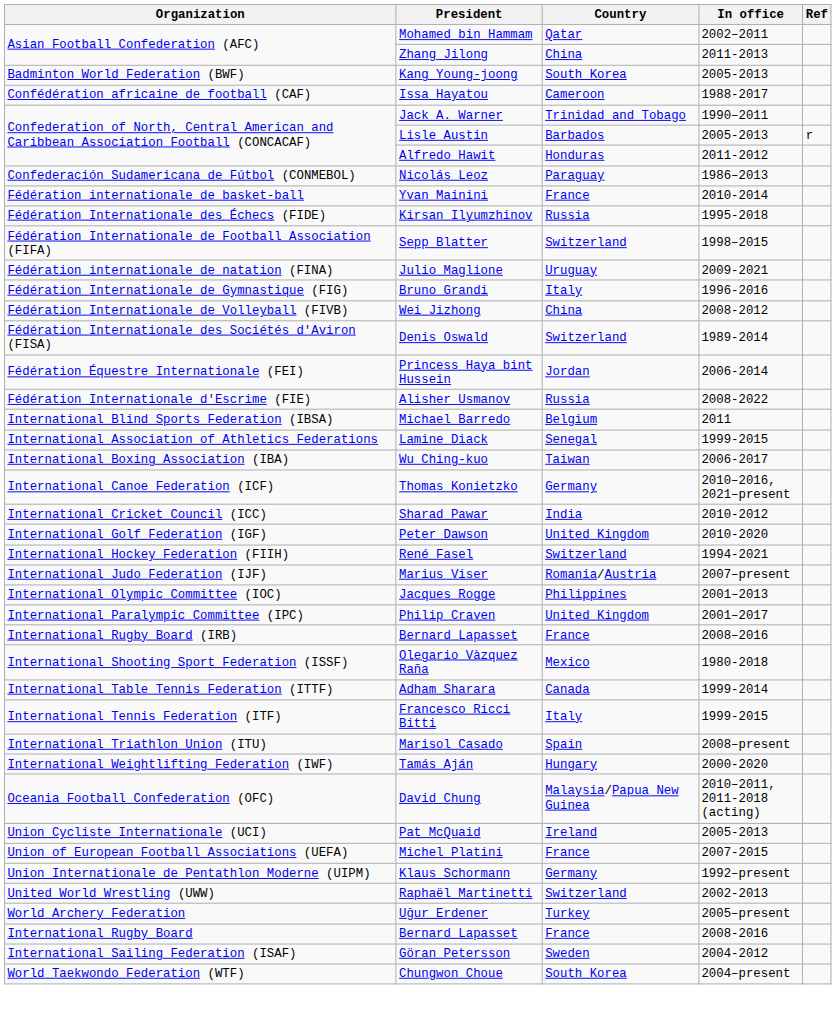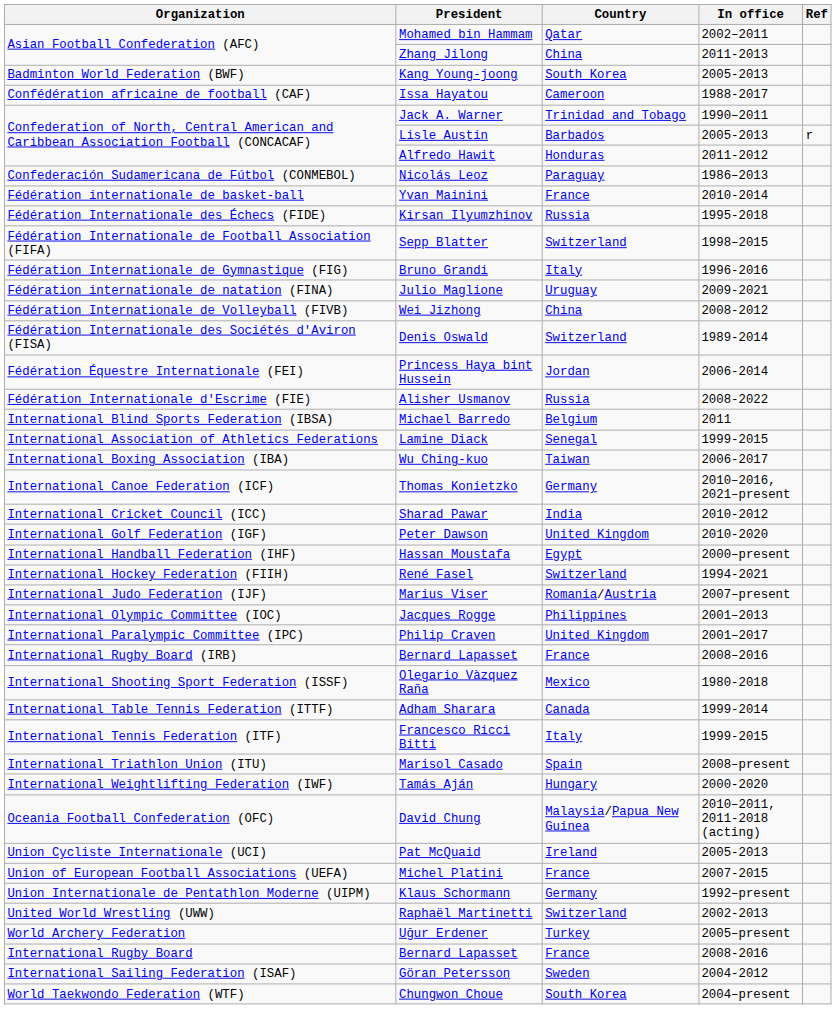rows swapped: (178, 290) <-> (170, 270)
+ row: (152, 555)
